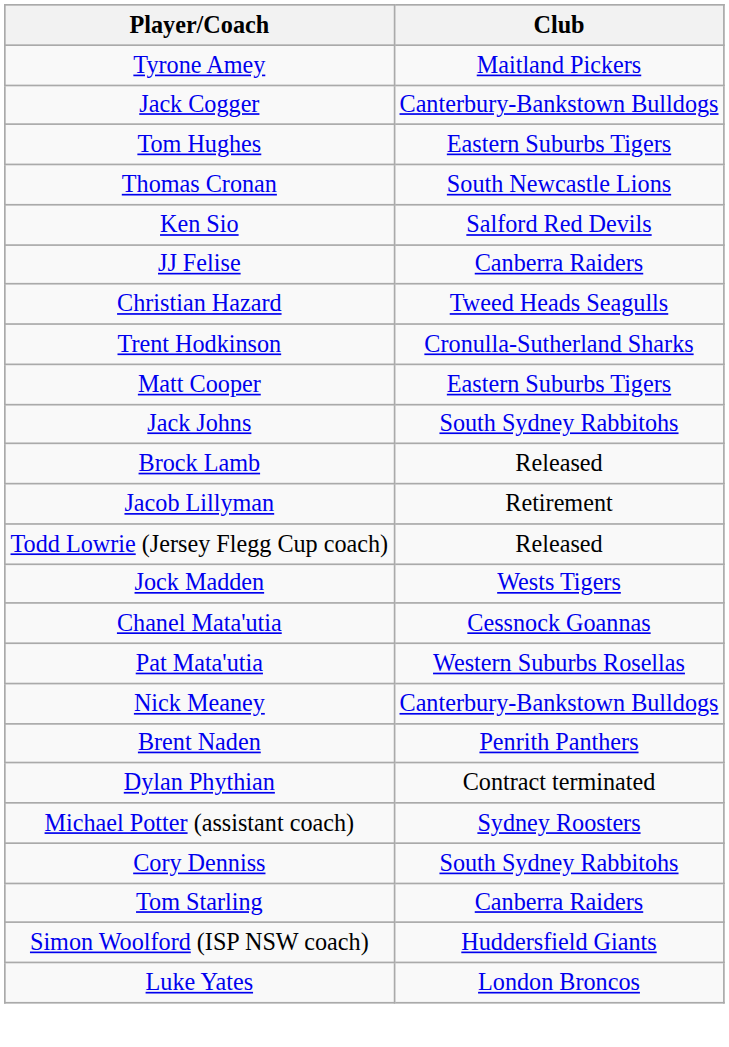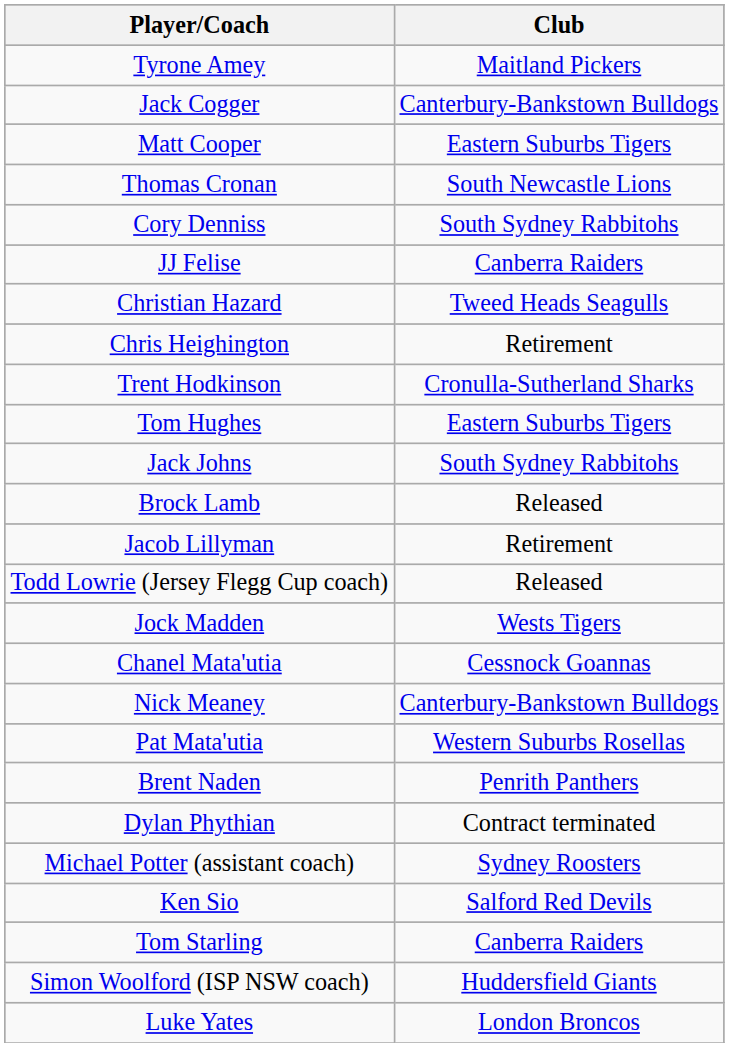rows swapped: (199, 383) <-> (199, 144)
rows swapped: (199, 862) <-> (199, 224)
+ row: (199, 344)
rows swapped: (199, 663) <-> (199, 703)
